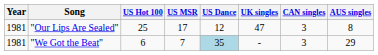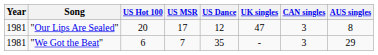(143, 27) 25 -> (143, 27) 20
(219, 43) lightblue background -> (219, 43) no background
